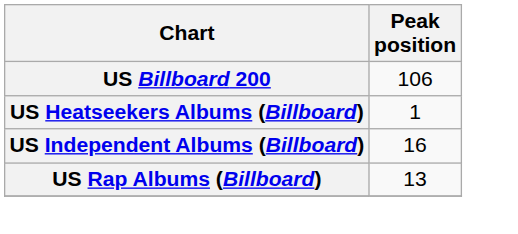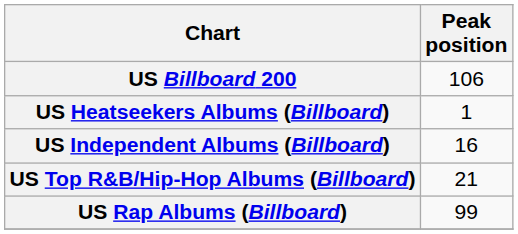+ row: (213, 178)
(415, 178) 13 -> (466, 212) 99
